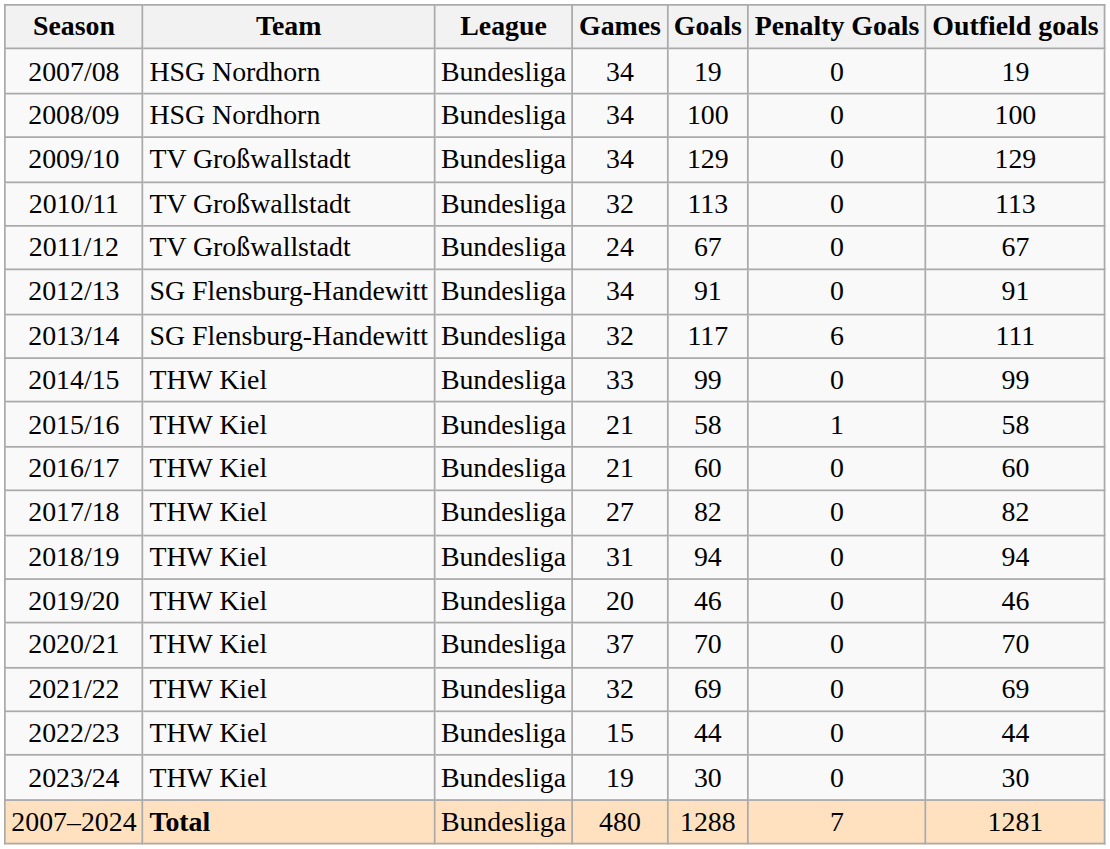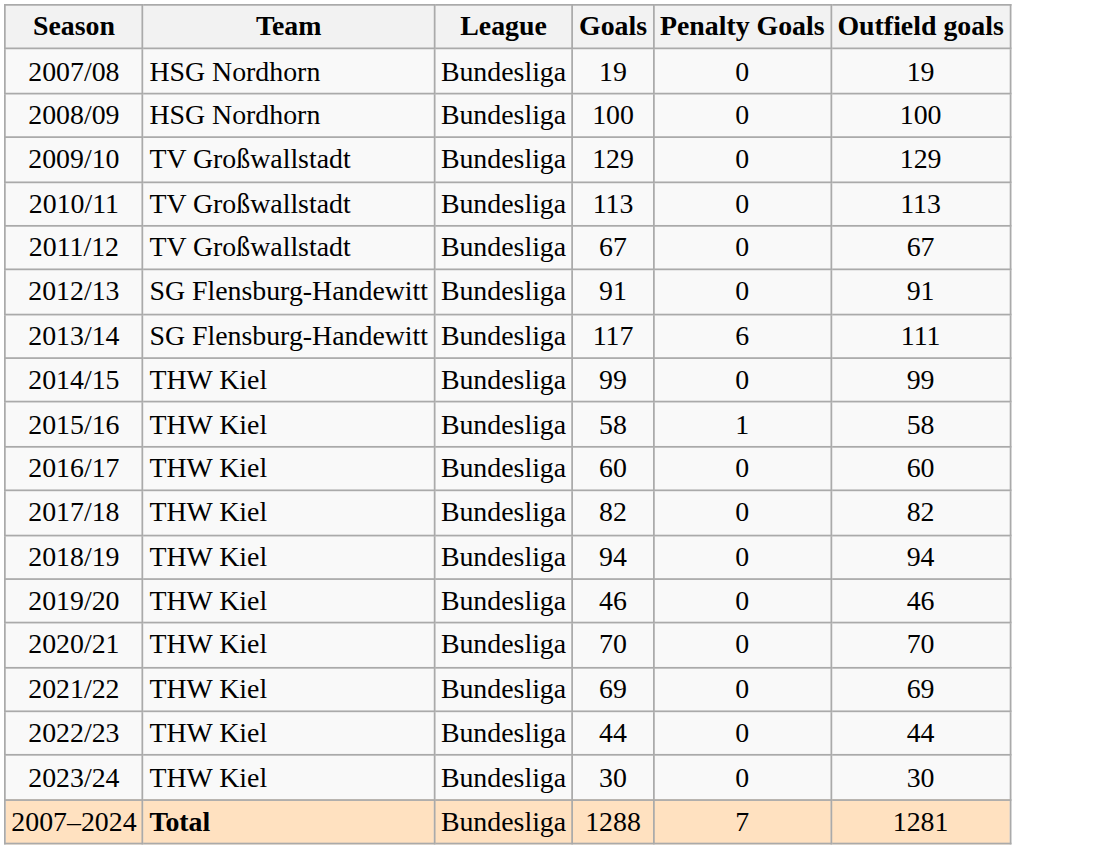- column: (620, 26)
